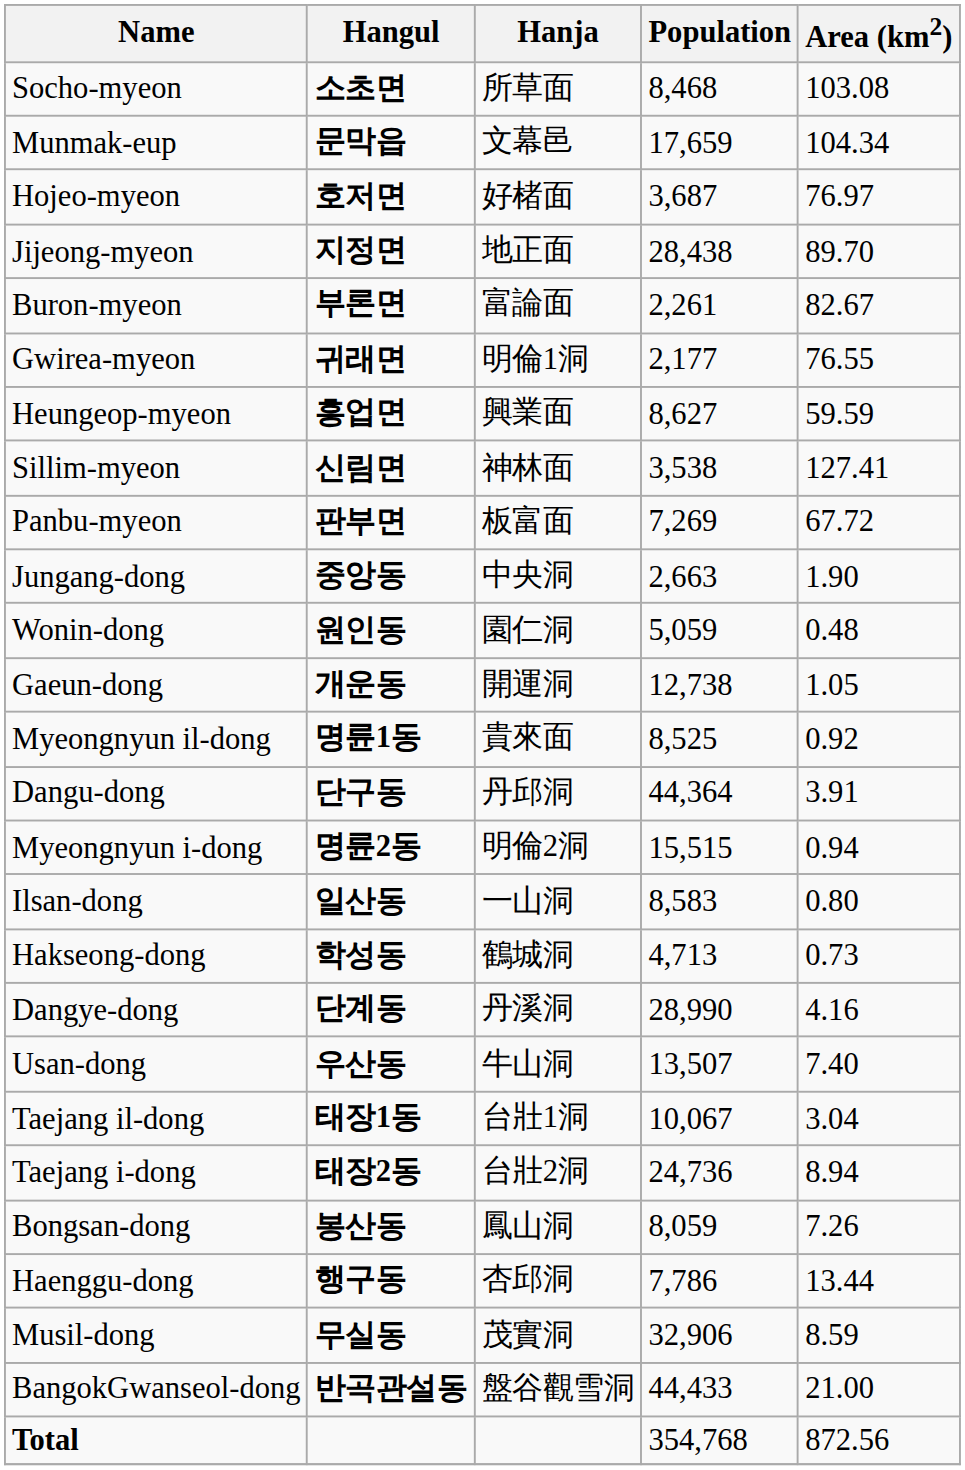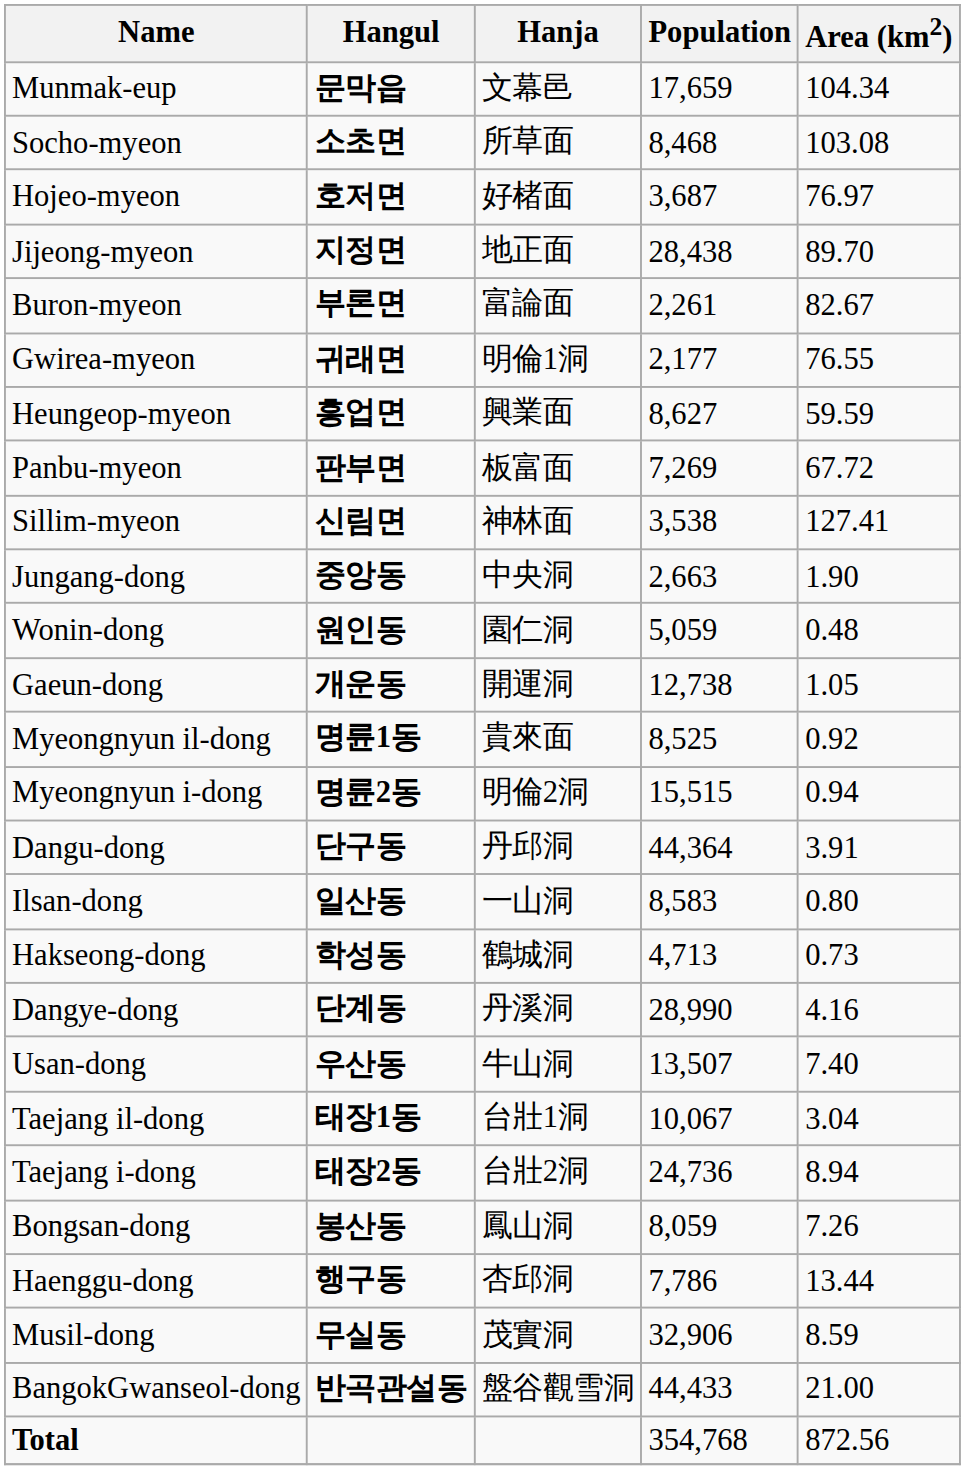rows swapped: (94, 142) <-> (97, 88)
rows swapped: (97, 521) <-> (96, 467)
rows swapped: (137, 847) <-> (88, 792)
